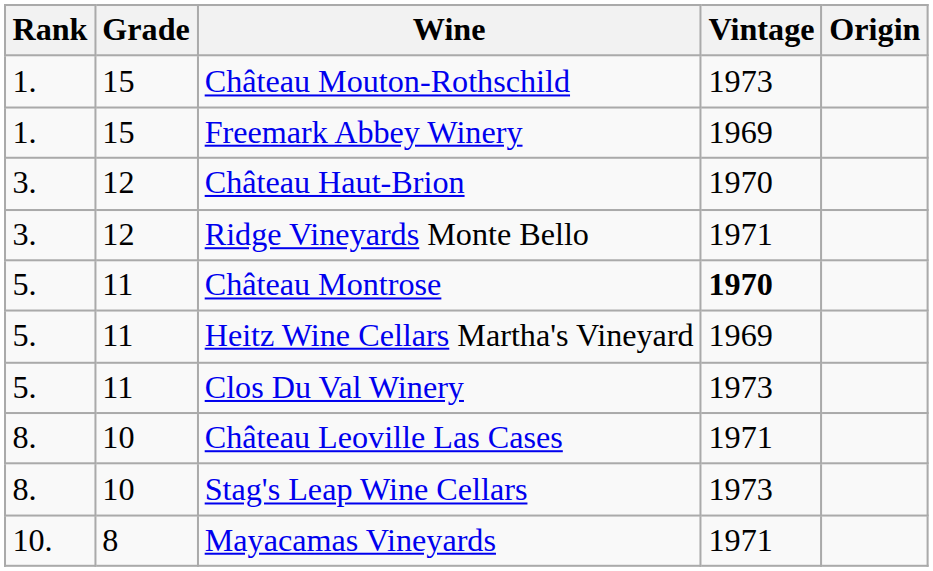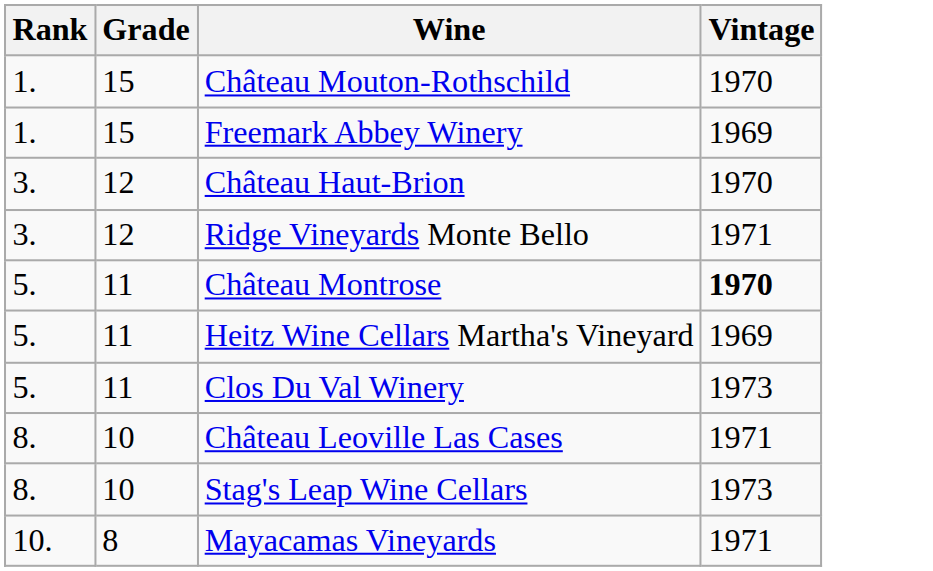- column: (875, 30)
(741, 81) 1973 -> (741, 81) 1970
